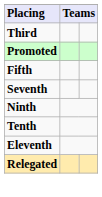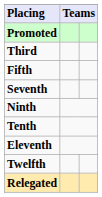rows swapped: (32, 51) <-> (22, 32)
+ row: (26, 164)
